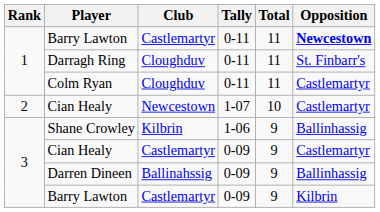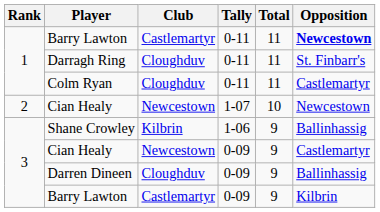(333, 106) Castlemartyr -> (333, 106) Newcestown
(178, 151) Castlemartyr -> (178, 151) Newcestown
(177, 173) Ballinahssig -> (173, 173) Cloughduv
